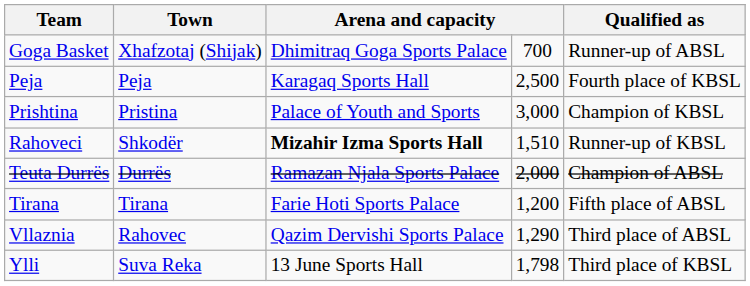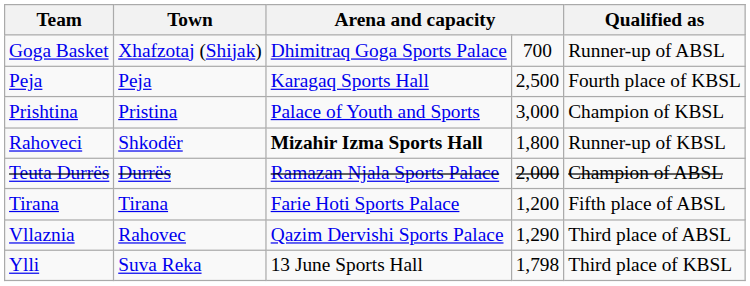(537, 142) 1,510 -> (537, 142) 1,800
